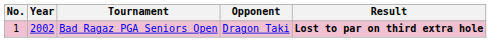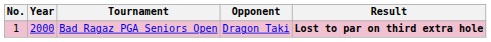(42, 29) 2002 -> (42, 29) 2000
